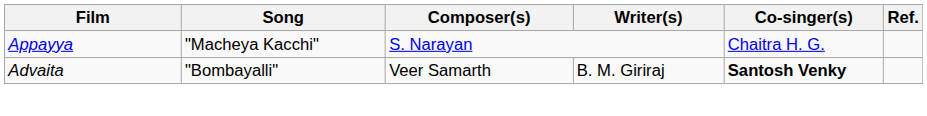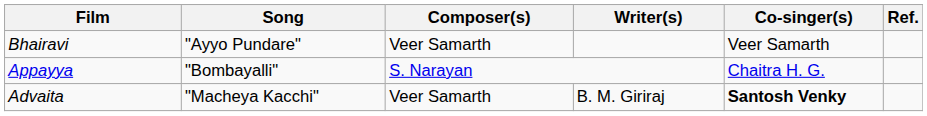+ row: (38, 44)
(252, 44) "Macheya Kacchi" -> (232, 70) "Bombayalli"
(232, 70) "Bombayalli" -> (252, 96) "Macheya Kacchi"
